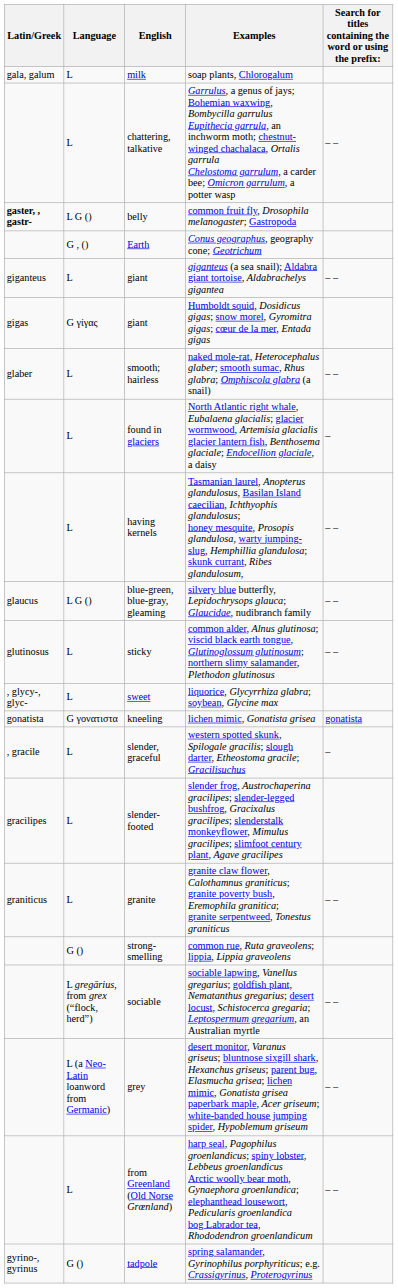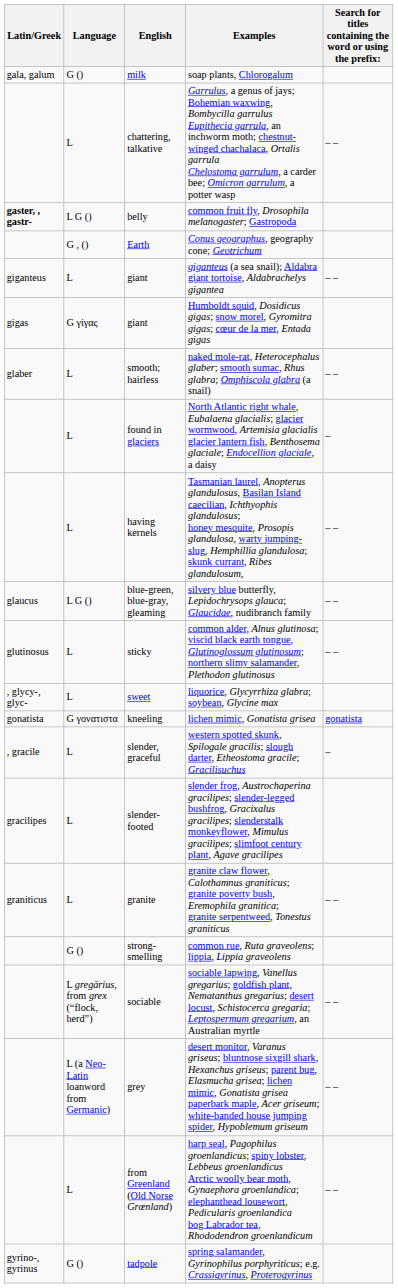(70, 74) L -> (75, 74) G ()
